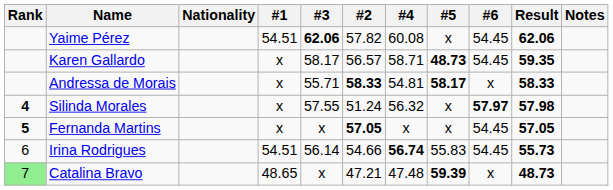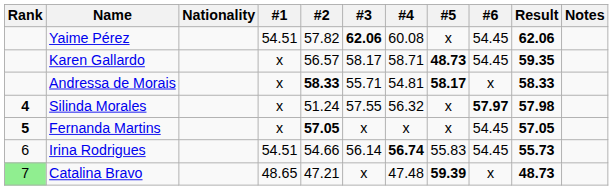columns swapped: (364, 15) <-> (322, 15)
